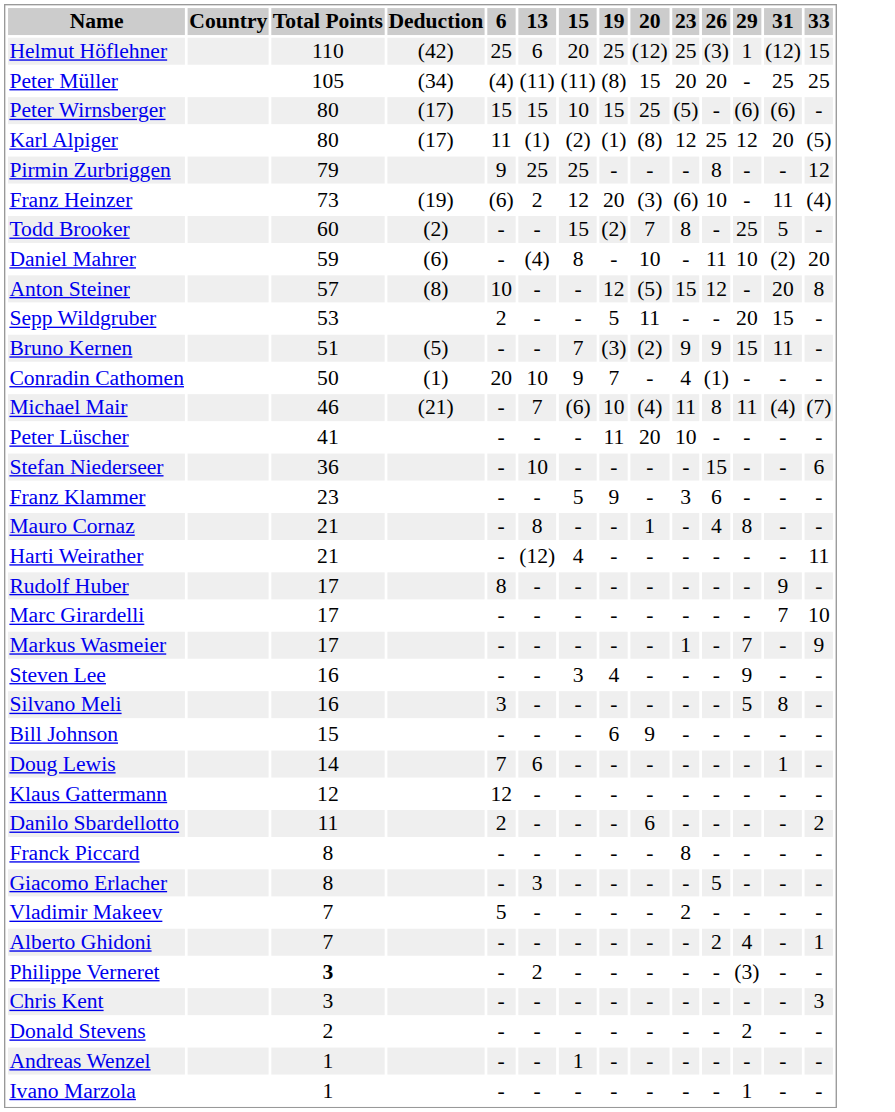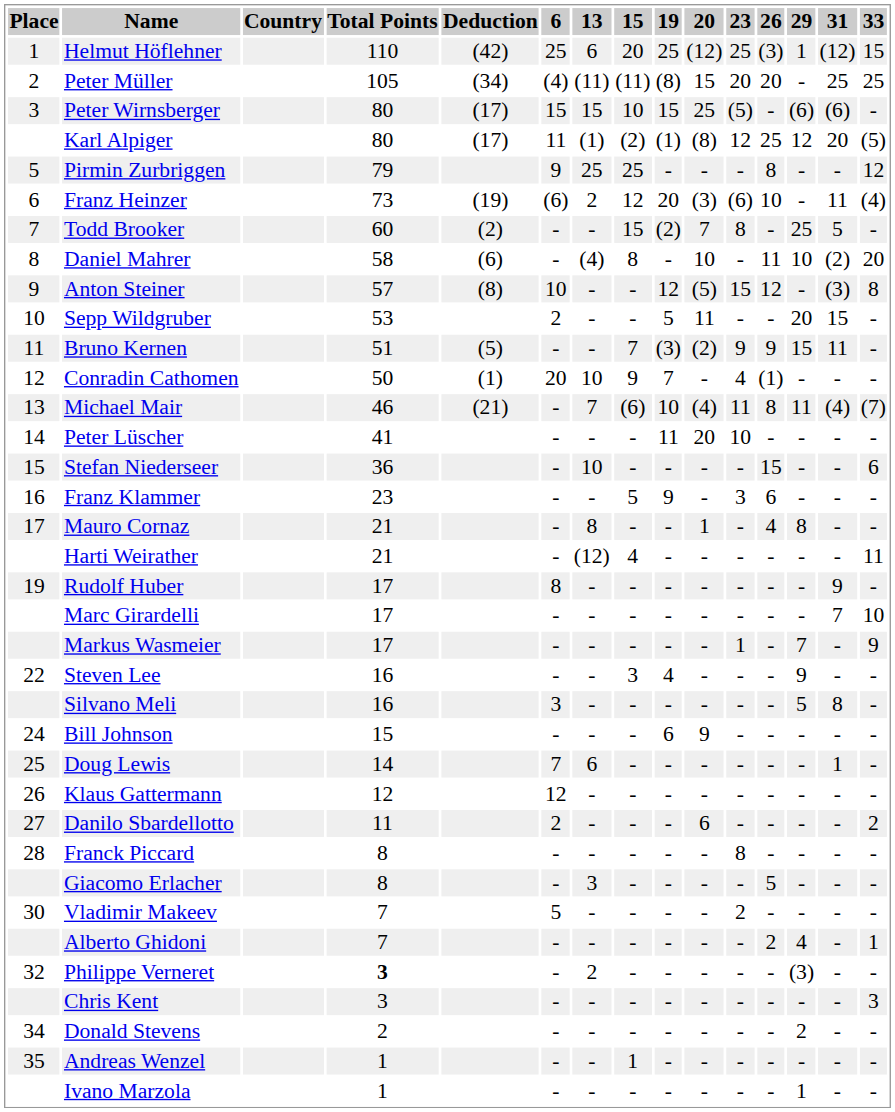+ column: (34, 21)
(328, 258) 59 -> (382, 258) 58
(783, 288) 20 -> (837, 288) (3)
